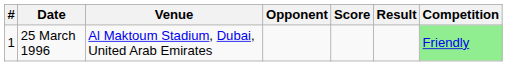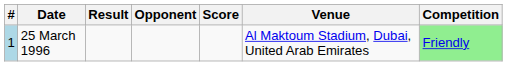columns swapped: (174, 14) <-> (396, 14)
(11, 43) no background -> (11, 43) lightblue background
